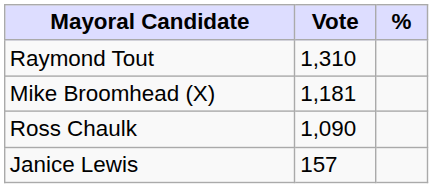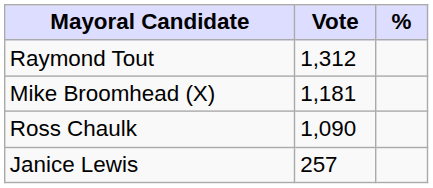(328, 57) 1,310 -> (328, 57) 1,312
(319, 164) 157 -> (319, 164) 257
